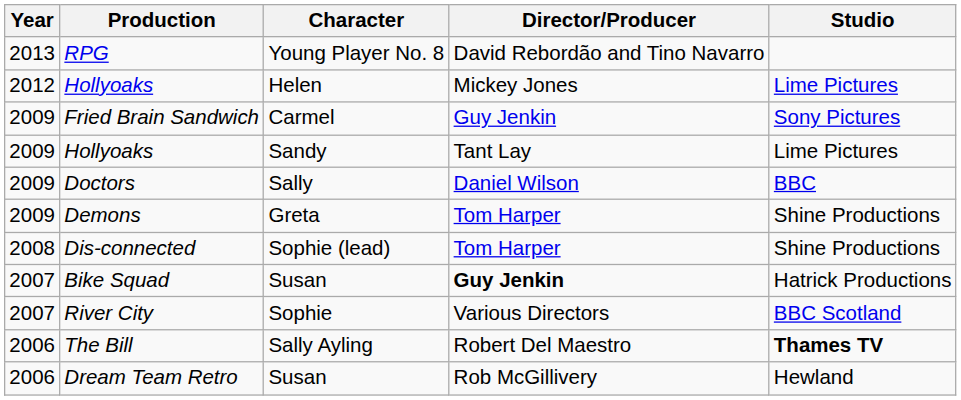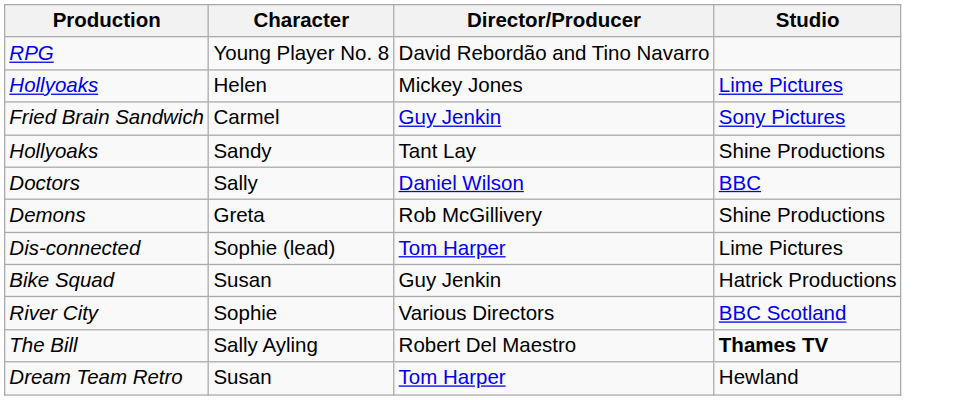- column: (32, 20)
(836, 150) Lime Pictures -> (802, 150) Shine Productions
(507, 215) Tom Harper -> (470, 215) Rob McGillivery
(857, 248) Shine Productions -> (781, 248) Lime Pictures
(509, 280) bold -> (450, 280) normal
(525, 378) Rob McGillivery -> (452, 378) Tom Harper
